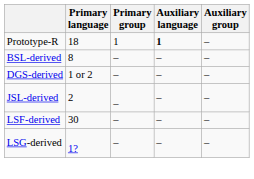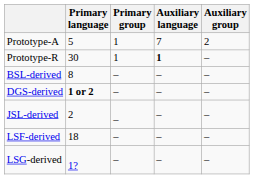+ row: (33, 41)
(73, 41) 18 -> (73, 58) 30
(80, 74) normal -> (81, 91) bold
(73, 120) 30 -> (73, 137) 18
